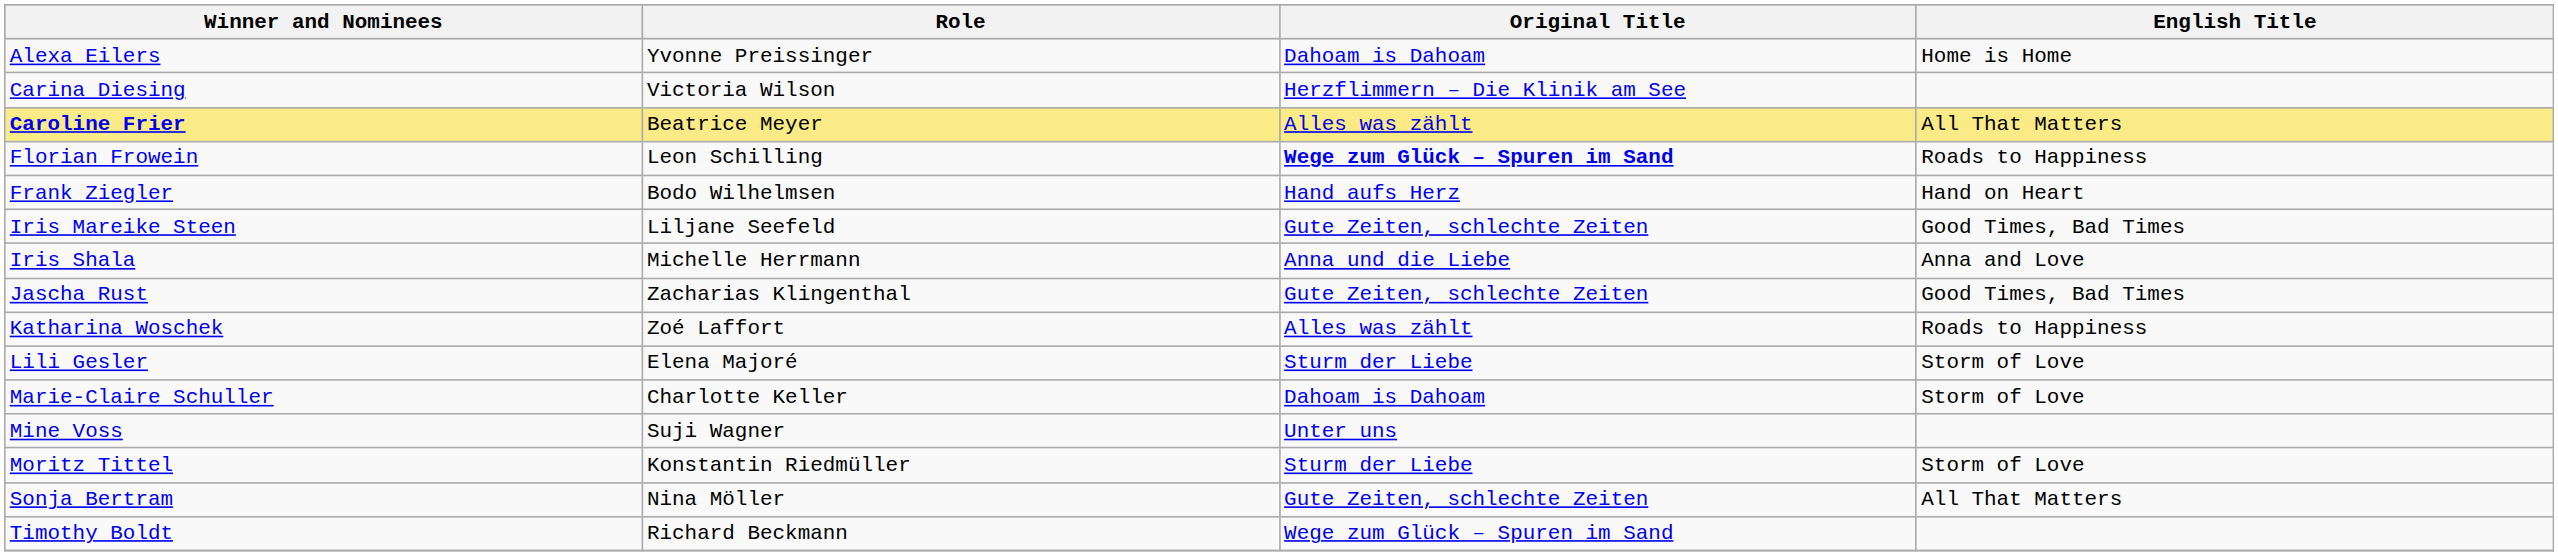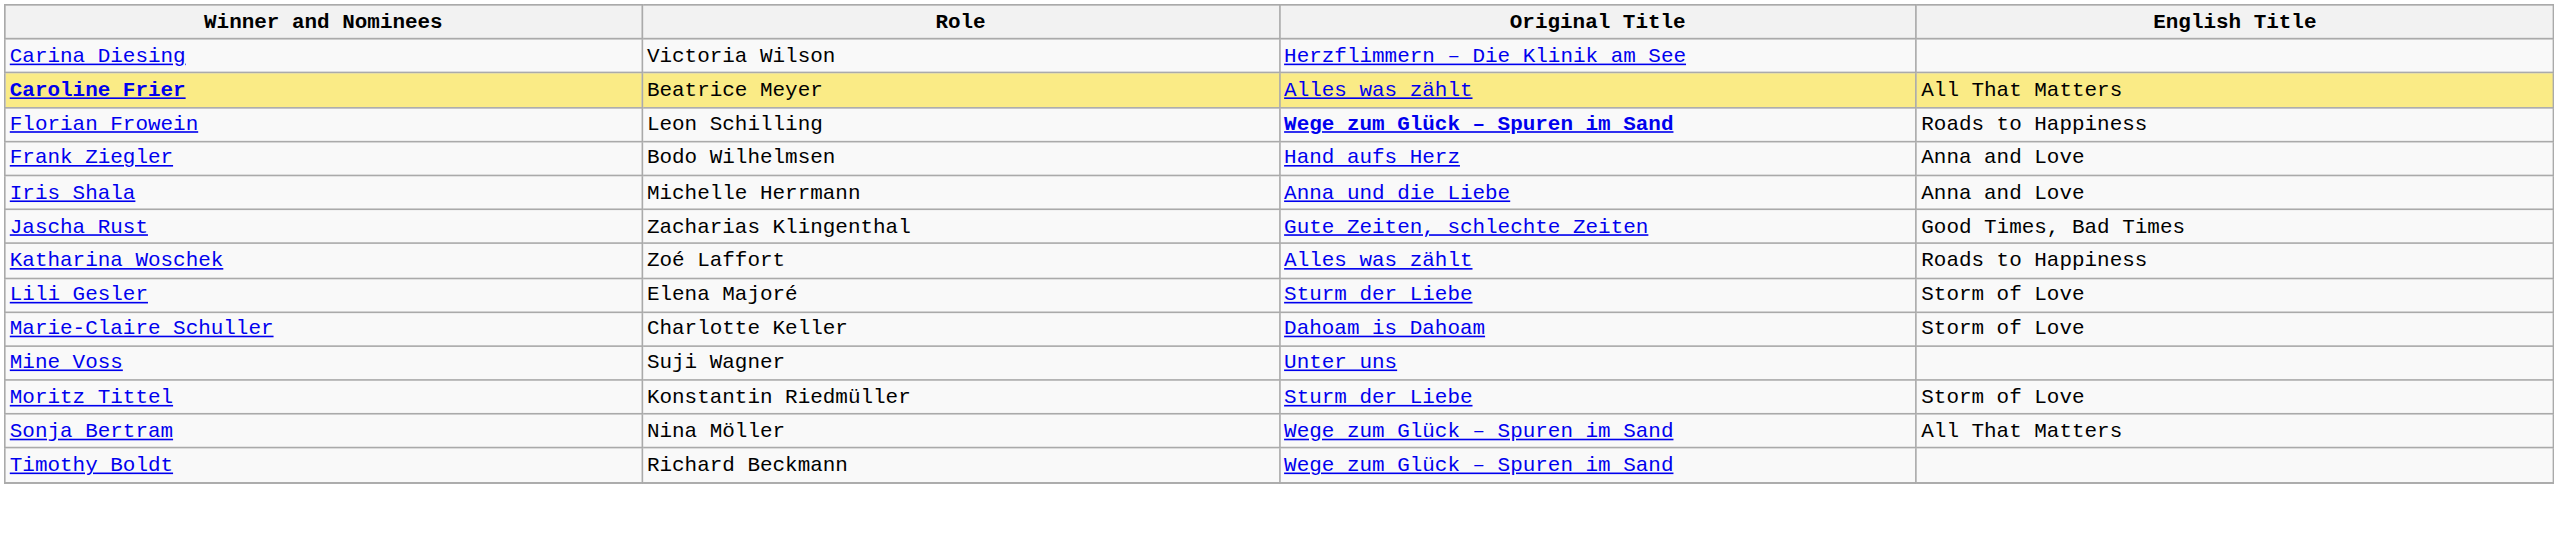- row: (85, 56)
(2003, 192) Hand on Heart -> (2003, 158) Anna and Love
- row: (123, 227)
(1466, 499) Gute Zeiten, schlechte Zeiten -> (1479, 431) Wege zum Glück – Spuren im Sand
